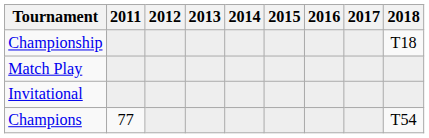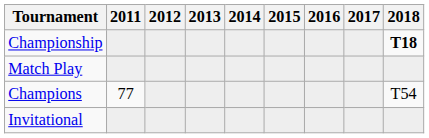(404, 42) normal -> (404, 42) bold
rows swapped: (45, 94) <-> (45, 119)
